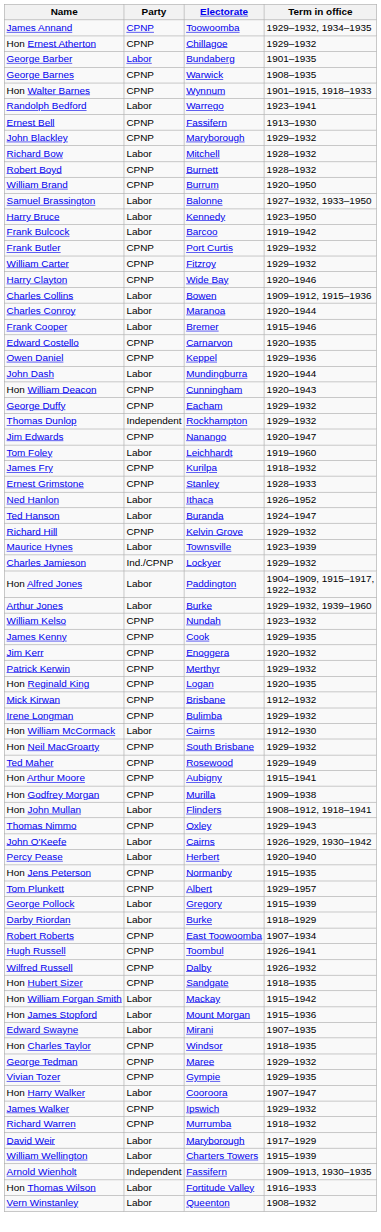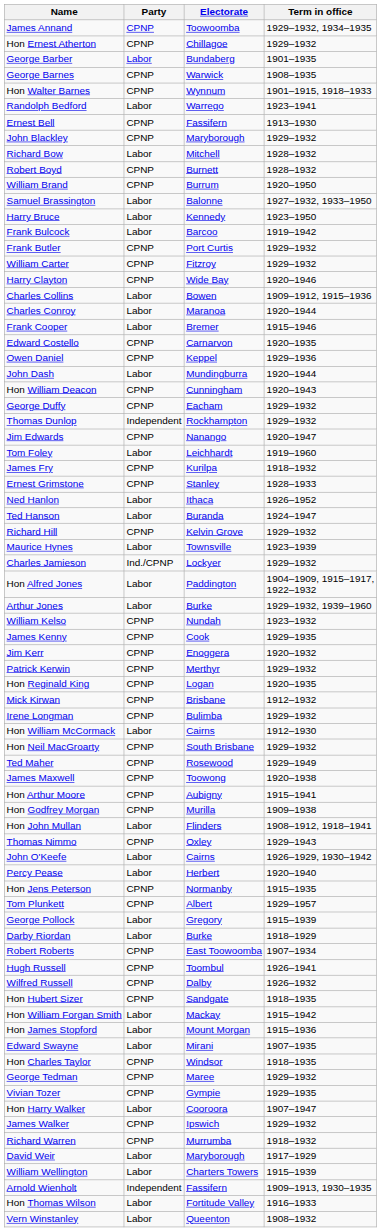+ row: (40, 778)
